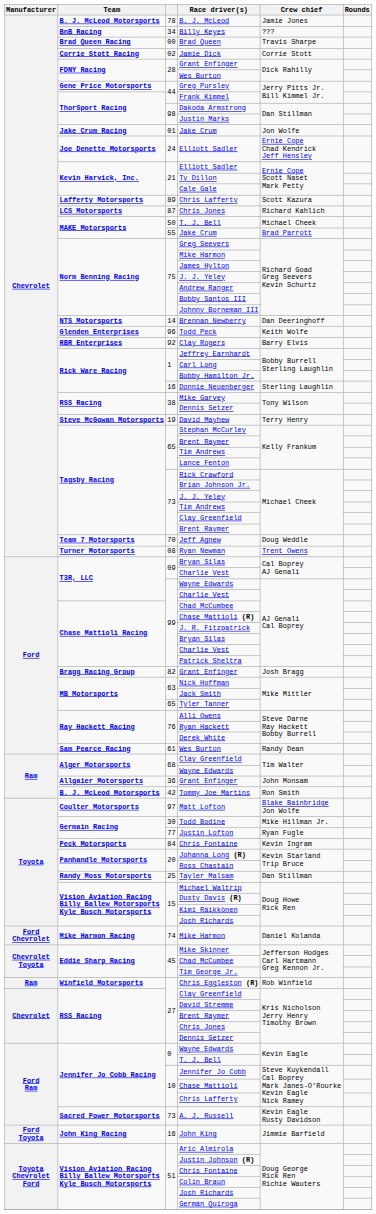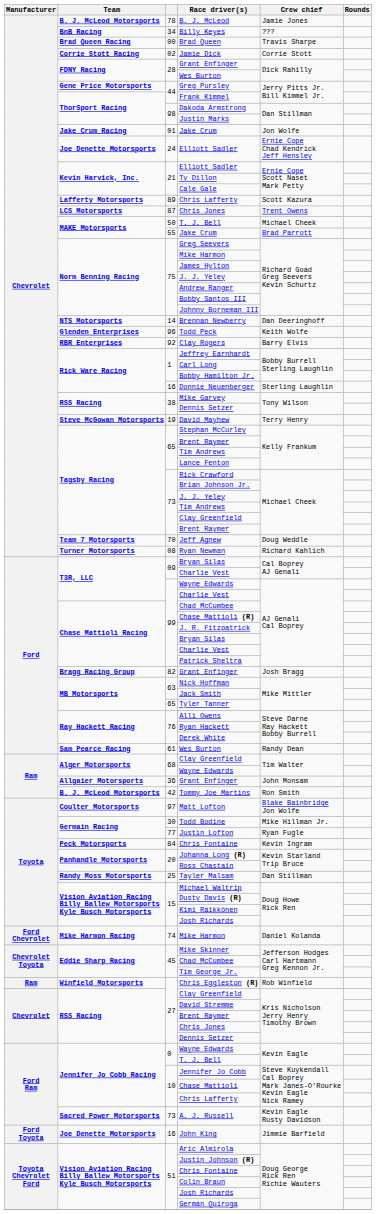(293, 211) Richard Kahlich -> (285, 211) Trent Owens
(285, 551) Trent Owens -> (293, 551) Richard Kahlich
(93, 1134) John King Racing -> (108, 1134) Joe Denette Motorsports
